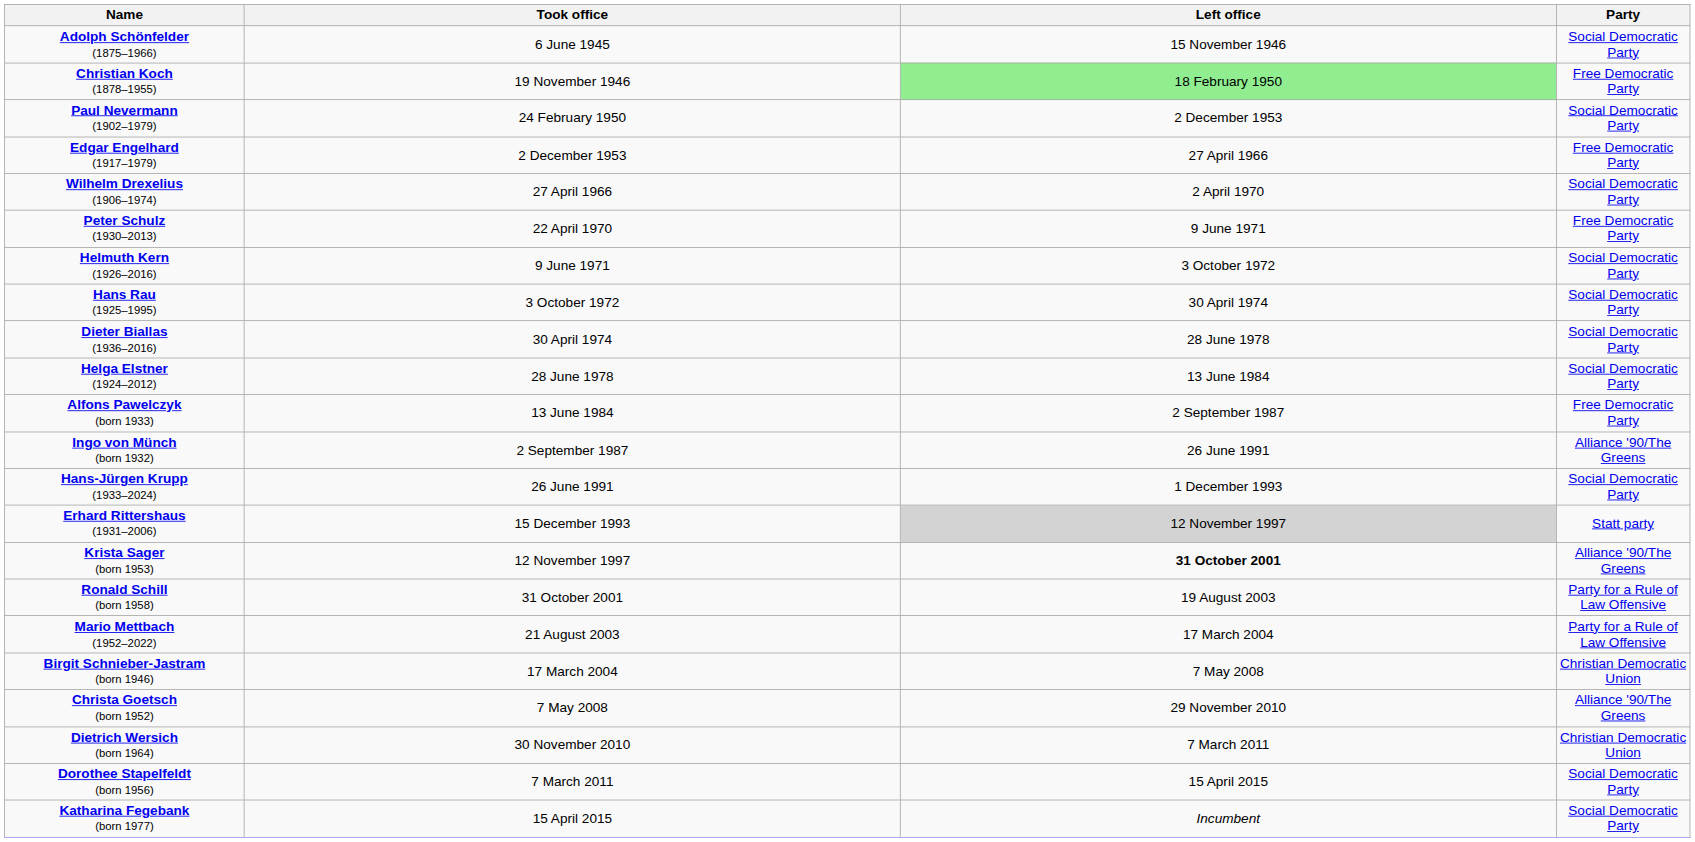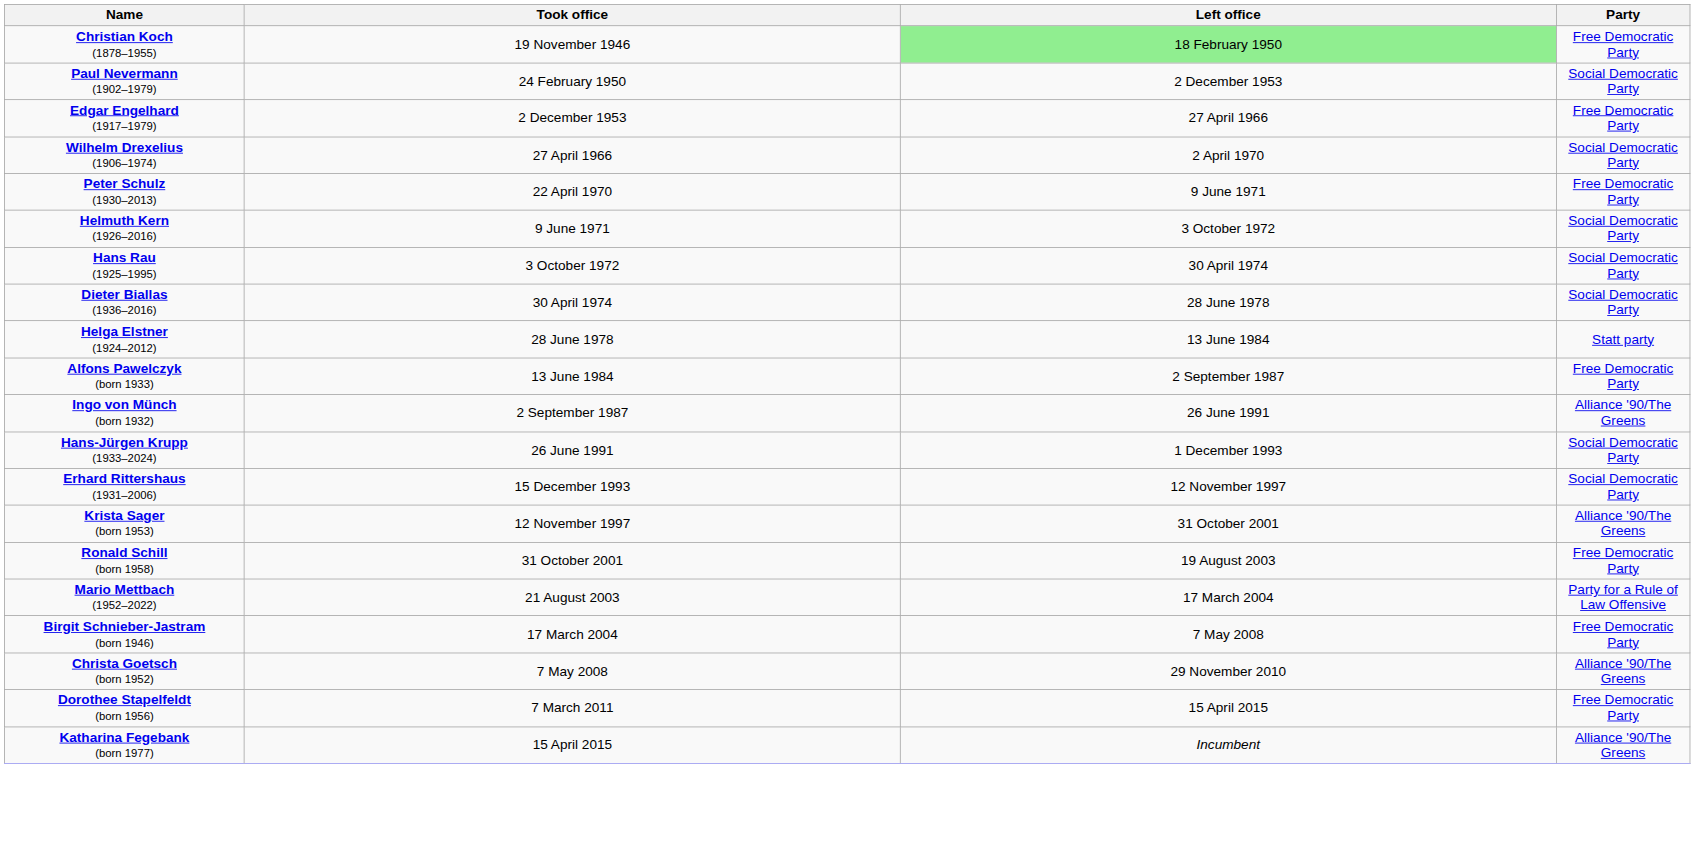- row: (124, 44)
(1623, 376) Social Democratic Party -> (1623, 339) Statt party
(1228, 523) lightgrey background -> (1228, 486) no background
(1623, 523) Statt party -> (1623, 486) Social Democratic Party
(1228, 560) bold -> (1228, 523) normal
(1623, 597) Party for a Rule of Law Offensive -> (1623, 560) Free Democratic Party
(1623, 671) Christian Democratic Union -> (1623, 634) Free Democratic Party
- row: (124, 745)
(1623, 781) Social Democratic Party -> (1623, 708) Free Democratic Party
(1623, 818) Social Democratic Party -> (1623, 745) Alliance '90/The Greens
